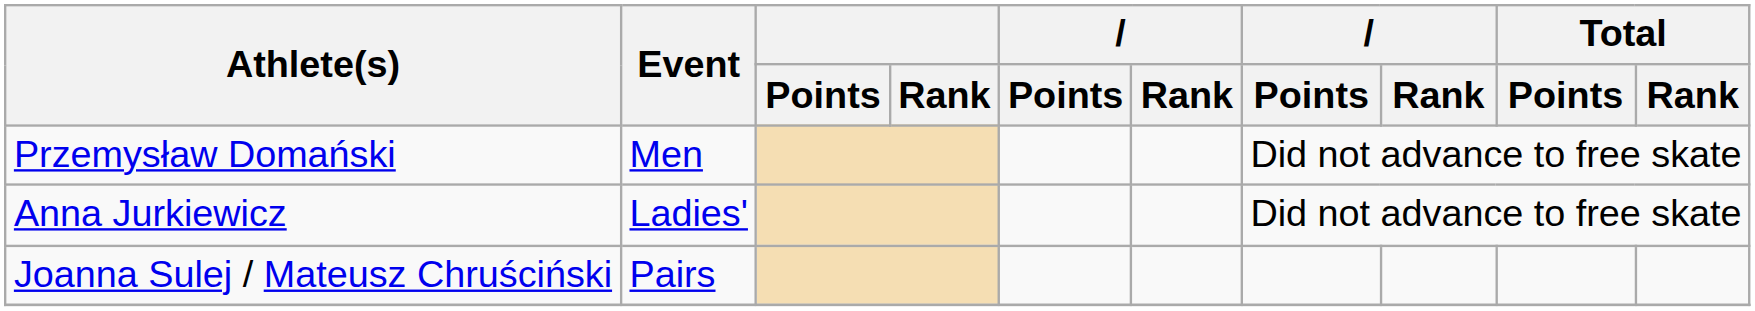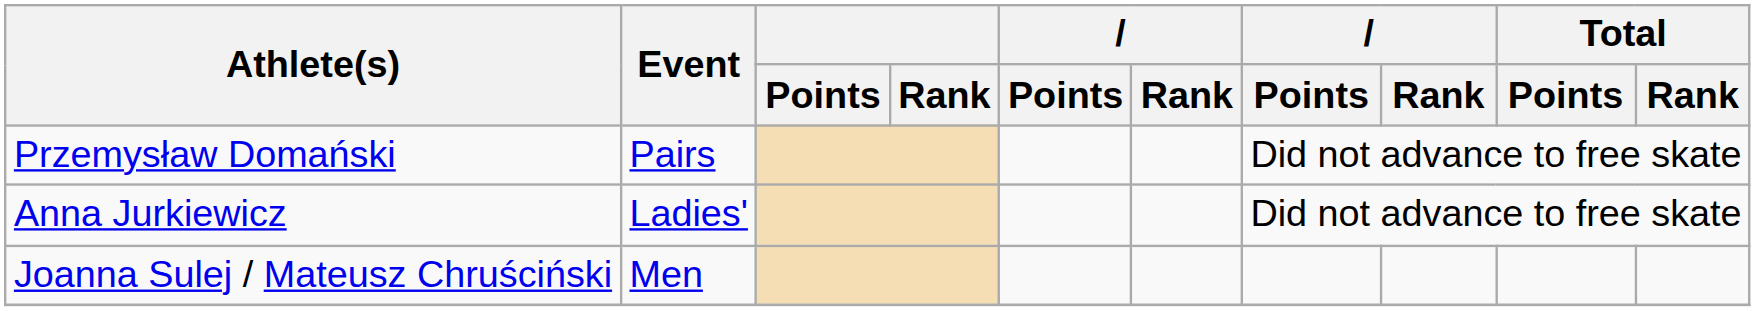(666, 154) Men -> (672, 154) Pairs
(672, 273) Pairs -> (666, 273) Men
